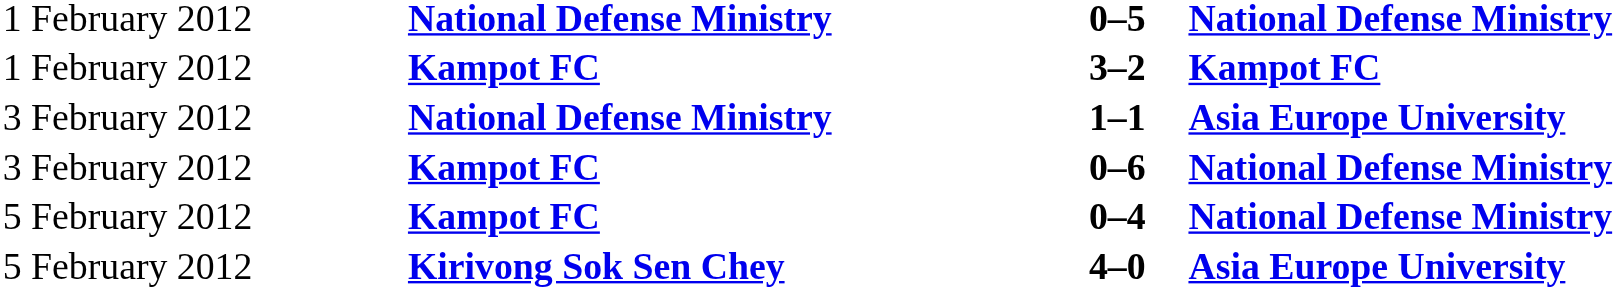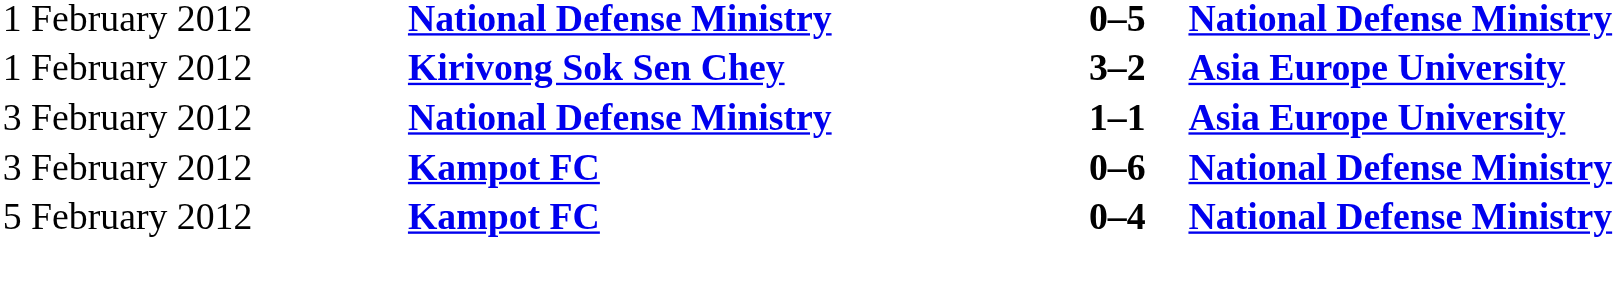(504, 67) Kampot FC -> (596, 67) Kirivong Sok Sen Chey
(1284, 67) Kampot FC -> (1377, 67) Asia Europe University
- row: (1117, 266)
